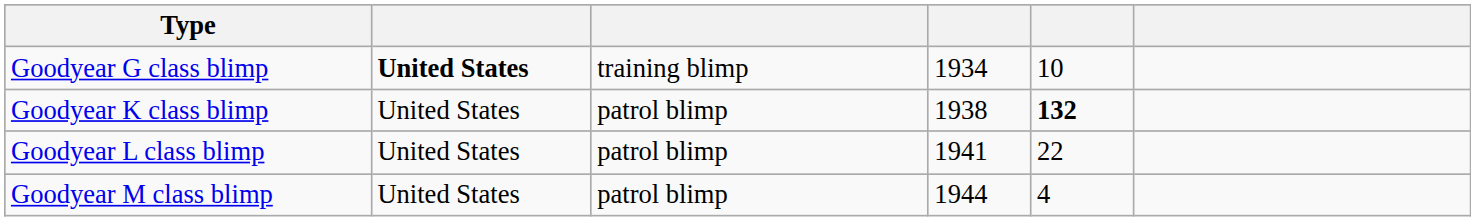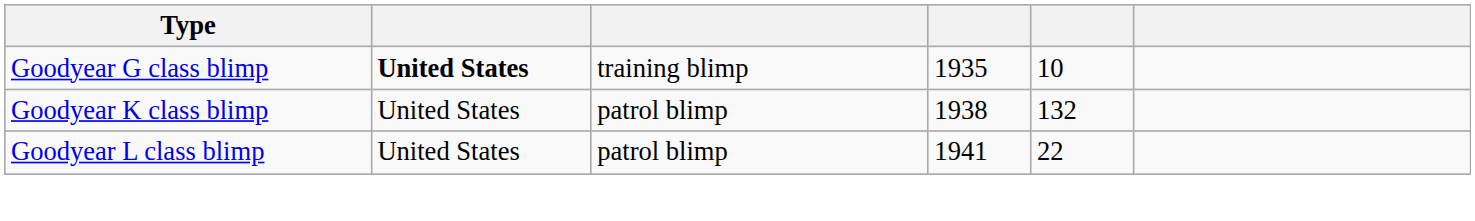(961, 67) 1934 -> (961, 67) 1935
(1057, 109) bold -> (1057, 109) normal
- row: (142, 194)
